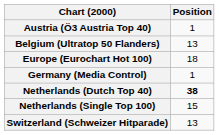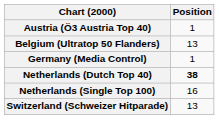- row: (87, 59)
(192, 106) 15 -> (192, 91) 16
